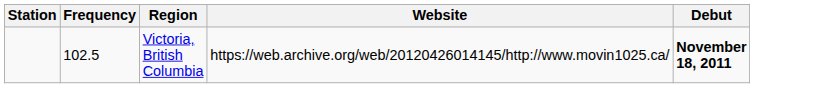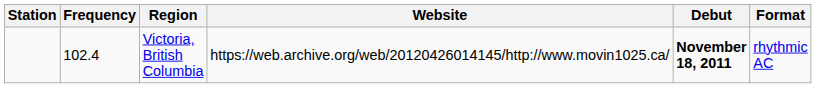+ column: (781, 15)
(81, 54) 102.5 -> (81, 54) 102.4
